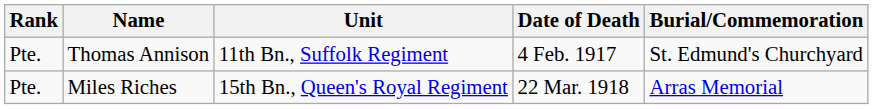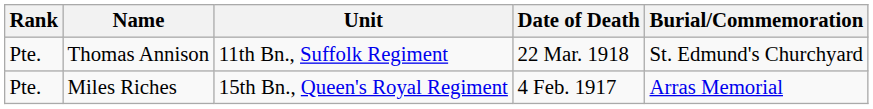(567, 53) 4 Feb. 1917 -> (573, 53) 22 Mar. 1918
(573, 86) 22 Mar. 1918 -> (567, 86) 4 Feb. 1917
